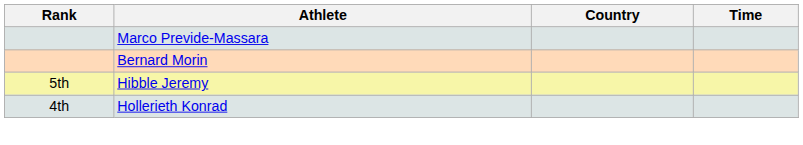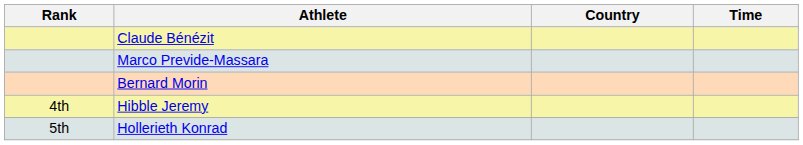+ row: (166, 38)
(59, 83) 5th -> (59, 106) 4th
(59, 106) 4th -> (59, 128) 5th
